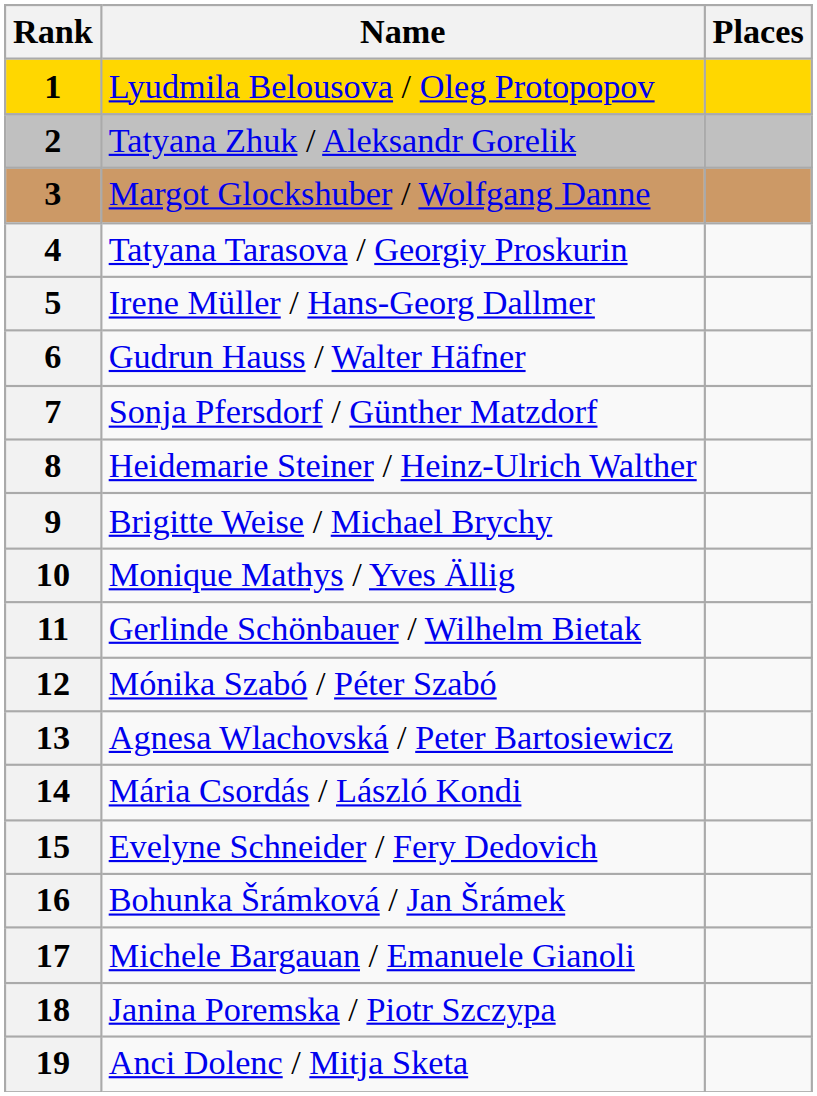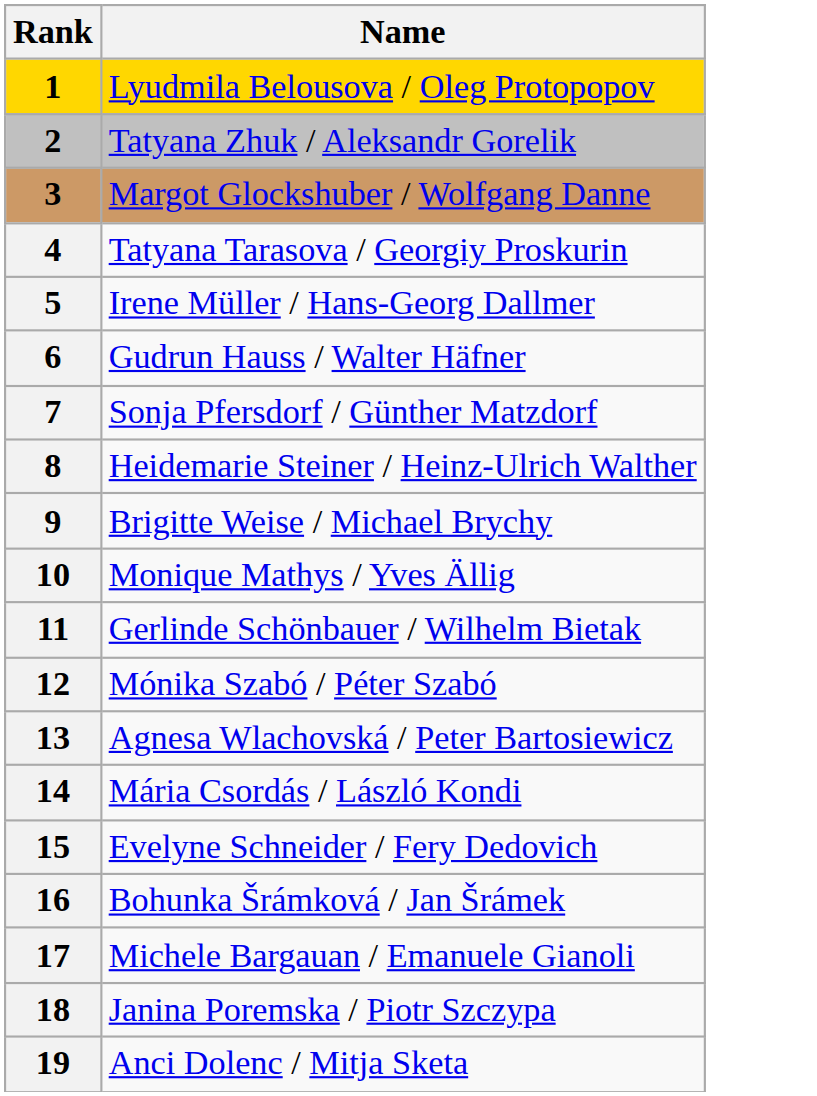- column: (758, 31)
